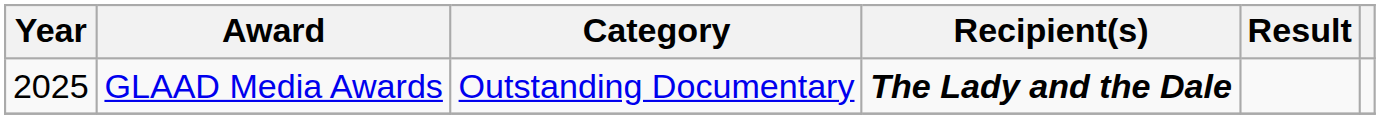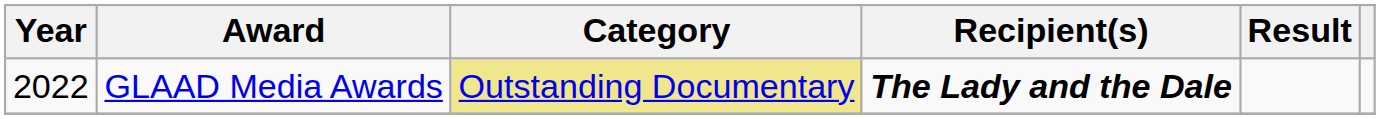(51, 85) 2025 -> (51, 85) 2022
(657, 85) no background -> (657, 85) khaki background
